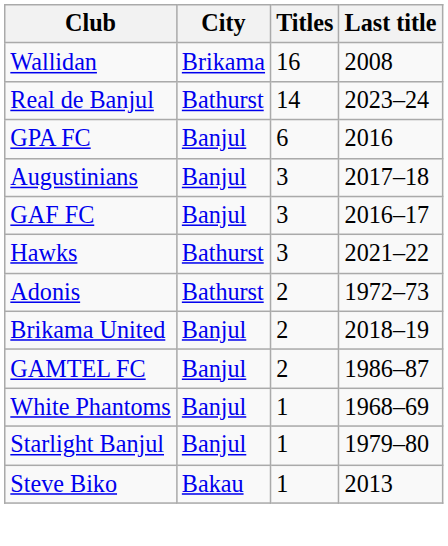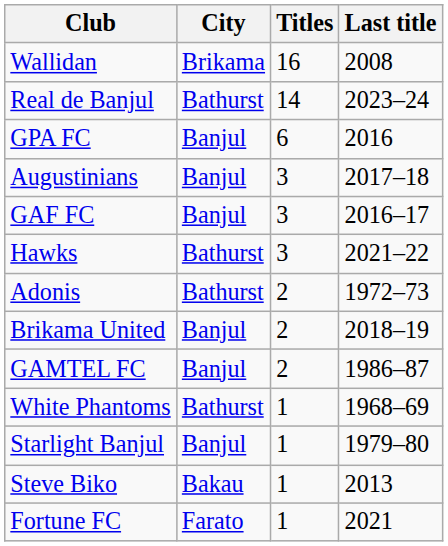(214, 406) Banjul -> (223, 406) Bathurst
+ row: (66, 521)
